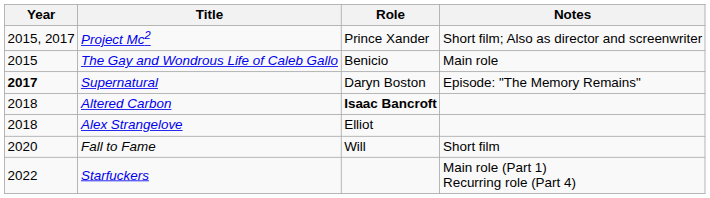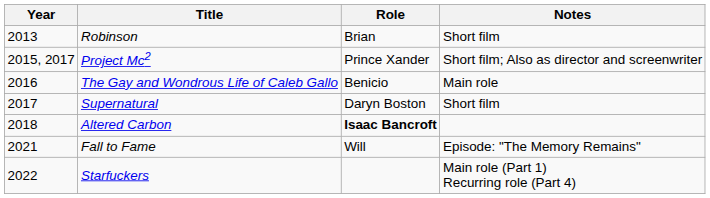+ row: (109, 36)
(22, 61) 2015 -> (22, 82) 2016
(22, 82) bold -> (22, 104) normal
(542, 82) Episode: "The Memory Remains" -> (471, 104) Short film
- row: (132, 125)
(22, 146) 2020 -> (22, 146) 2021
(471, 146) Short film -> (542, 146) Episode: "The Memory Remains"
